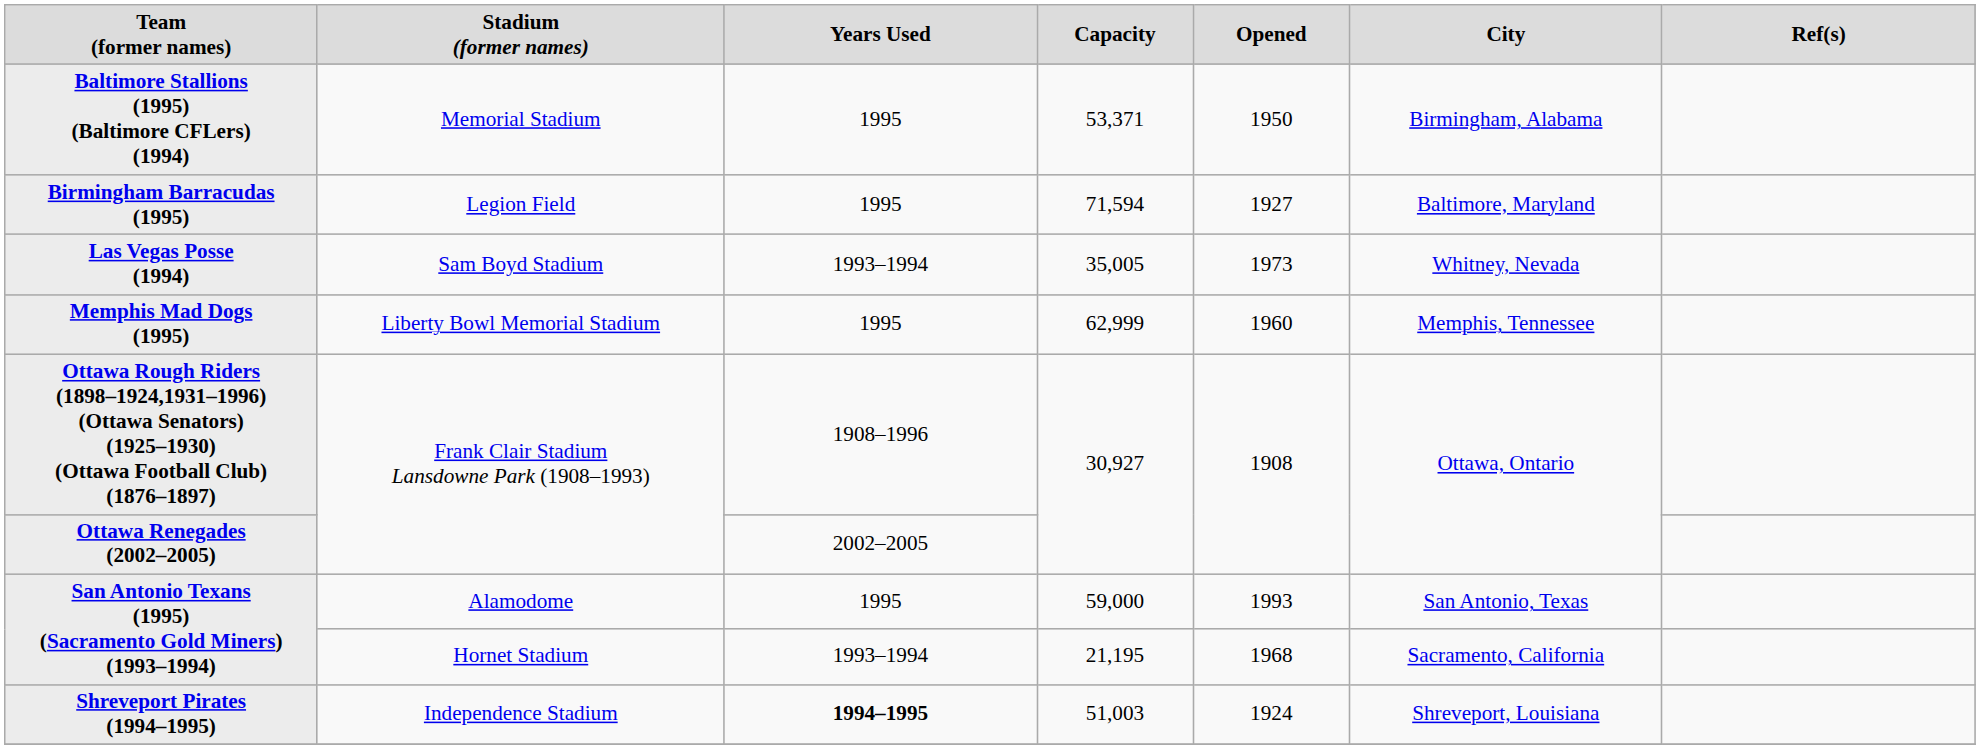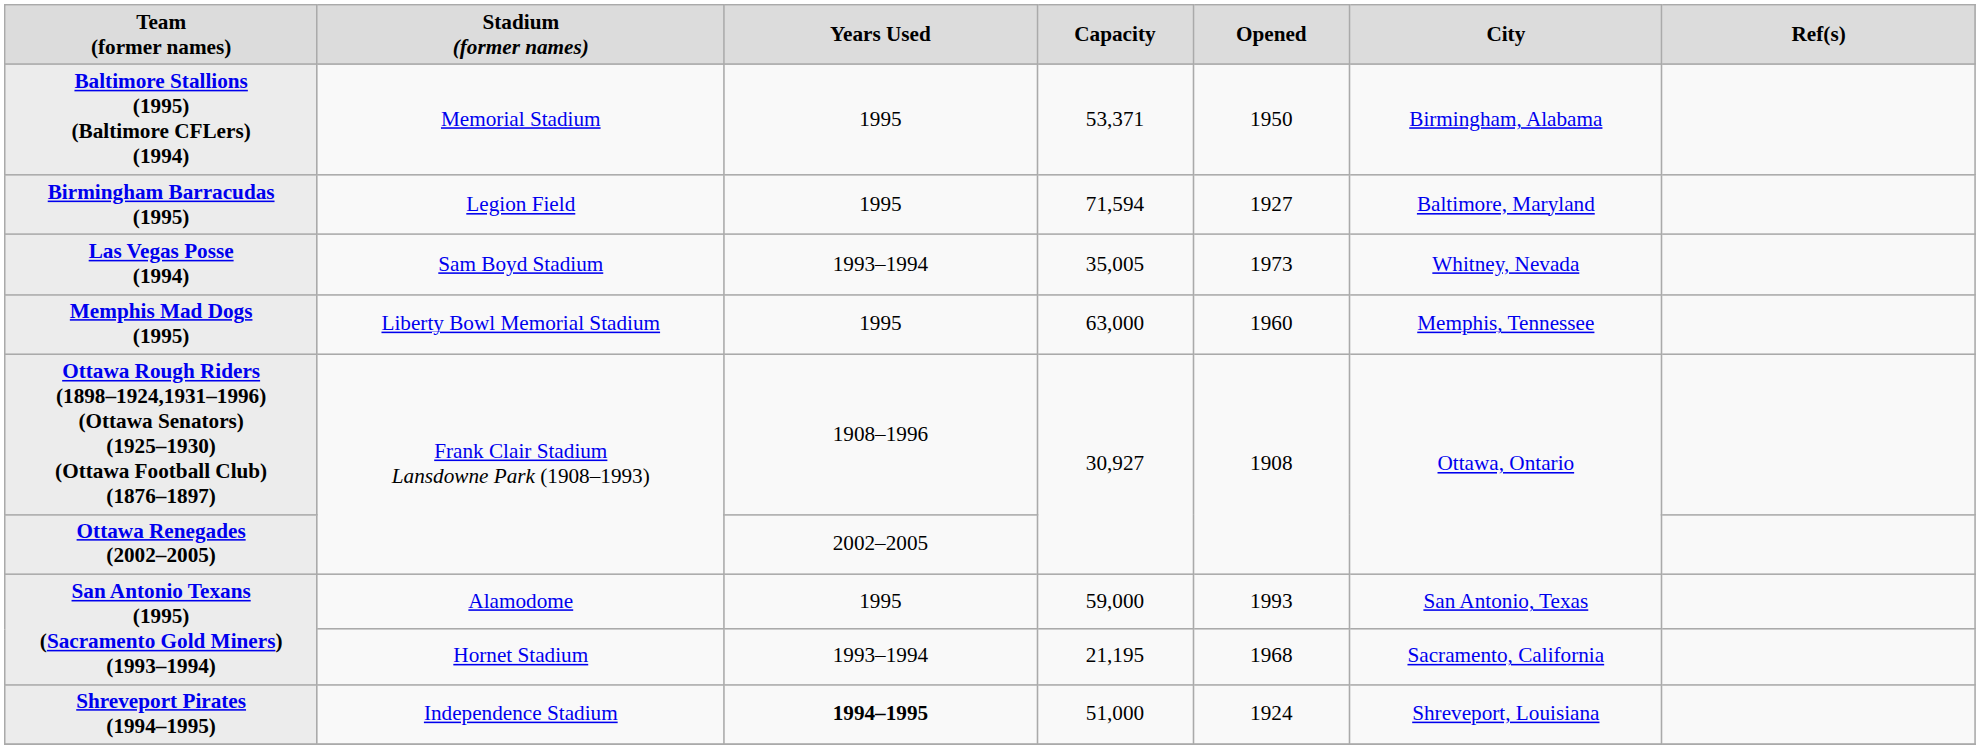(1115, 323) 62,999 -> (1115, 323) 63,000
(1115, 713) 51,003 -> (1115, 713) 51,000
